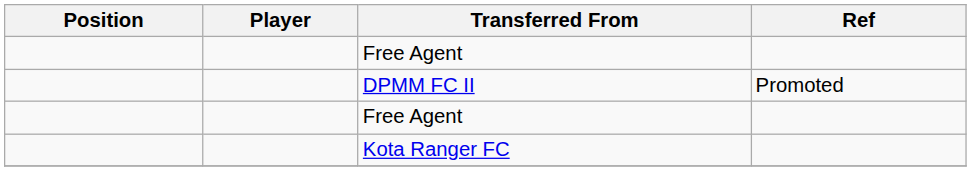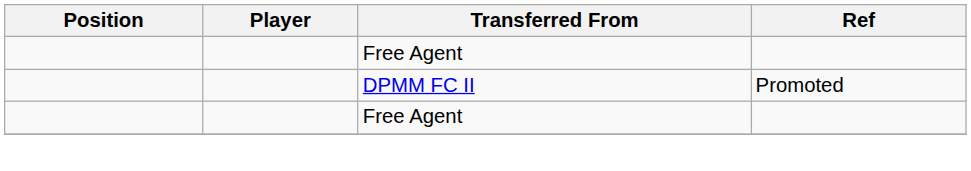- row: (436, 149)
